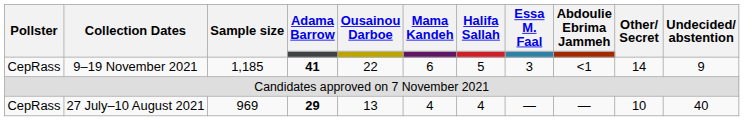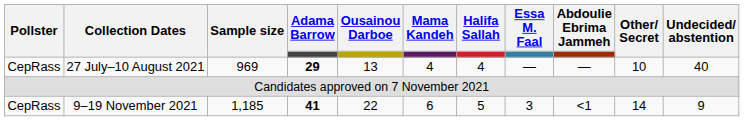rows swapped: (135, 67) <-> (135, 106)
